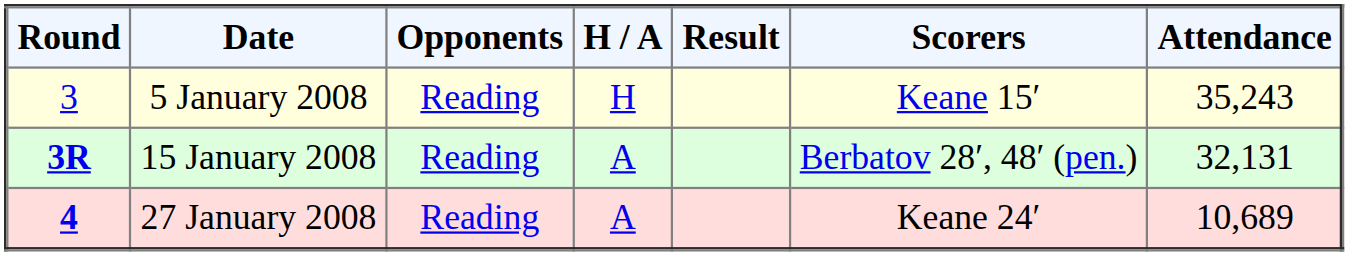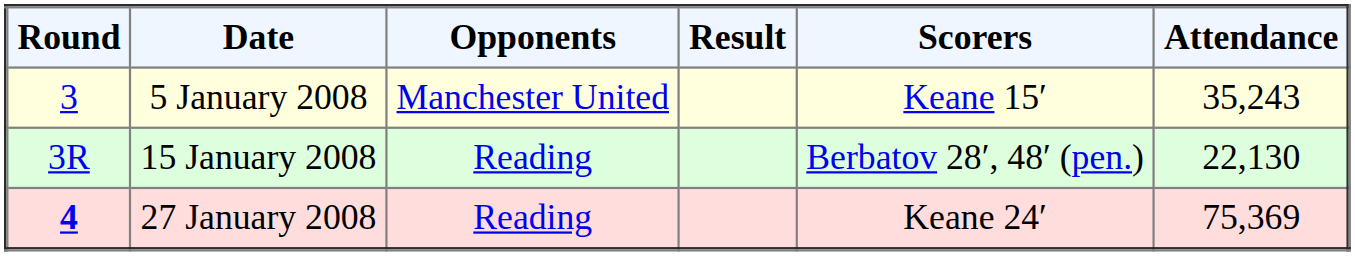- column: (623, 36)
(480, 97) Reading -> (533, 97) Manchester United
(69, 157) bold -> (69, 157) normal
(1245, 157) 32,131 -> (1251, 157) 22,130
(1245, 217) 10,689 -> (1251, 217) 75,369
